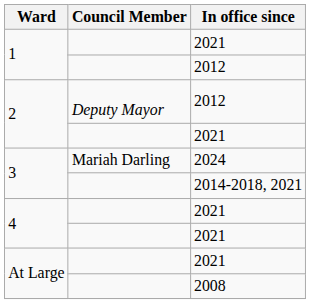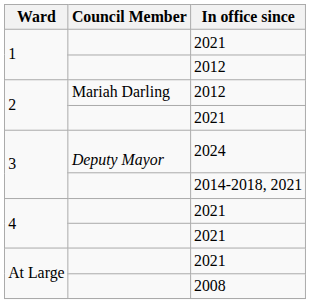(118, 110) Deputy Mayor -> (121, 92) Mariah Darling
(121, 160) Mariah Darling -> (118, 160) Deputy Mayor
